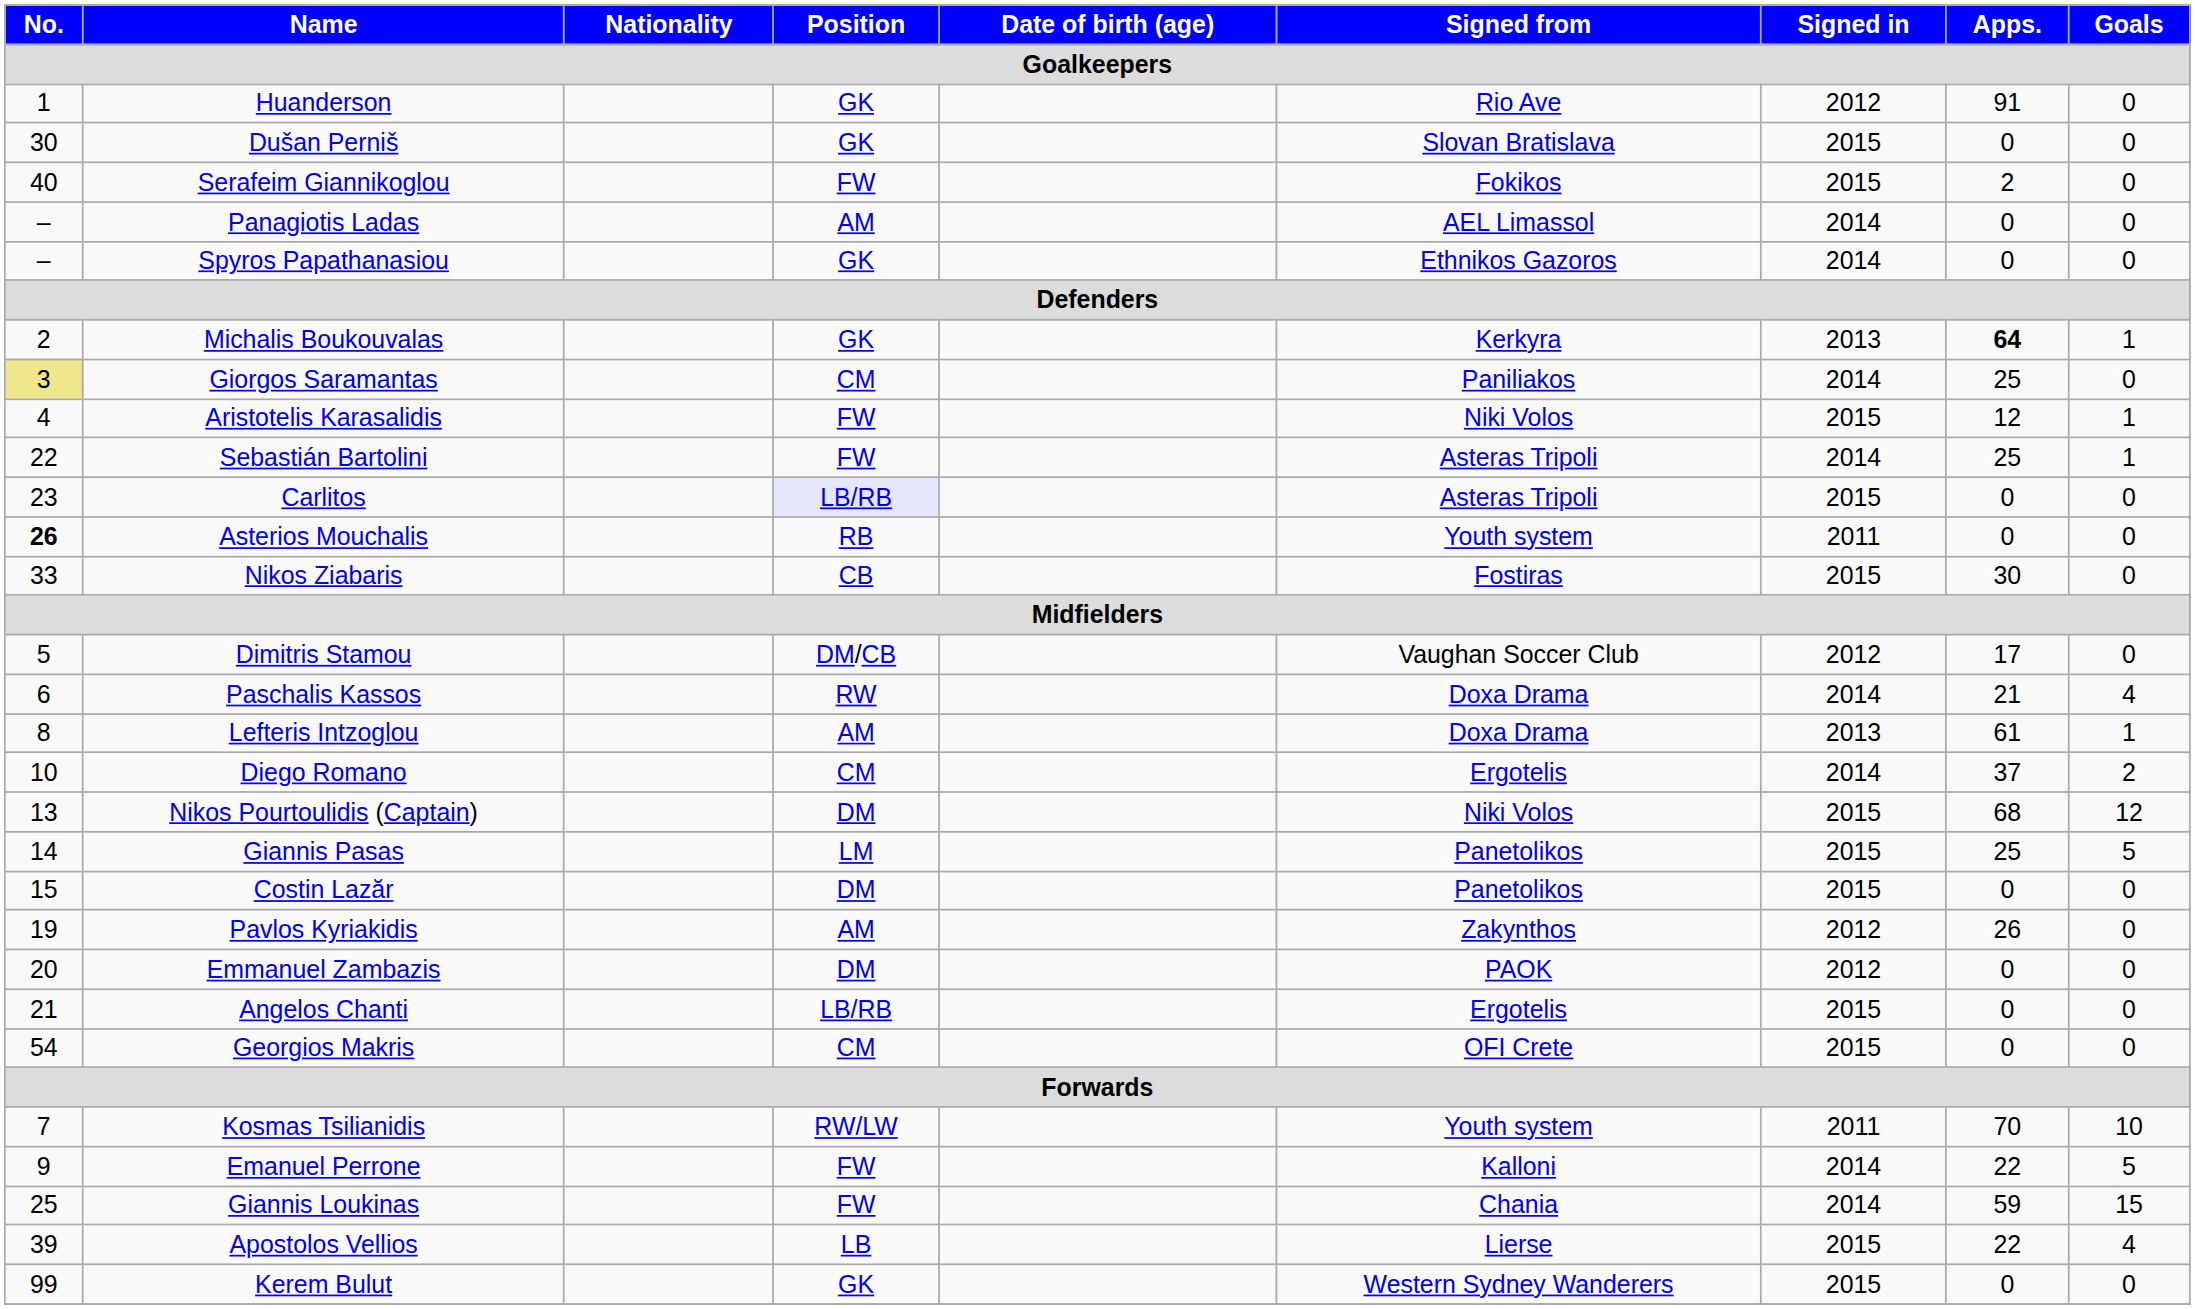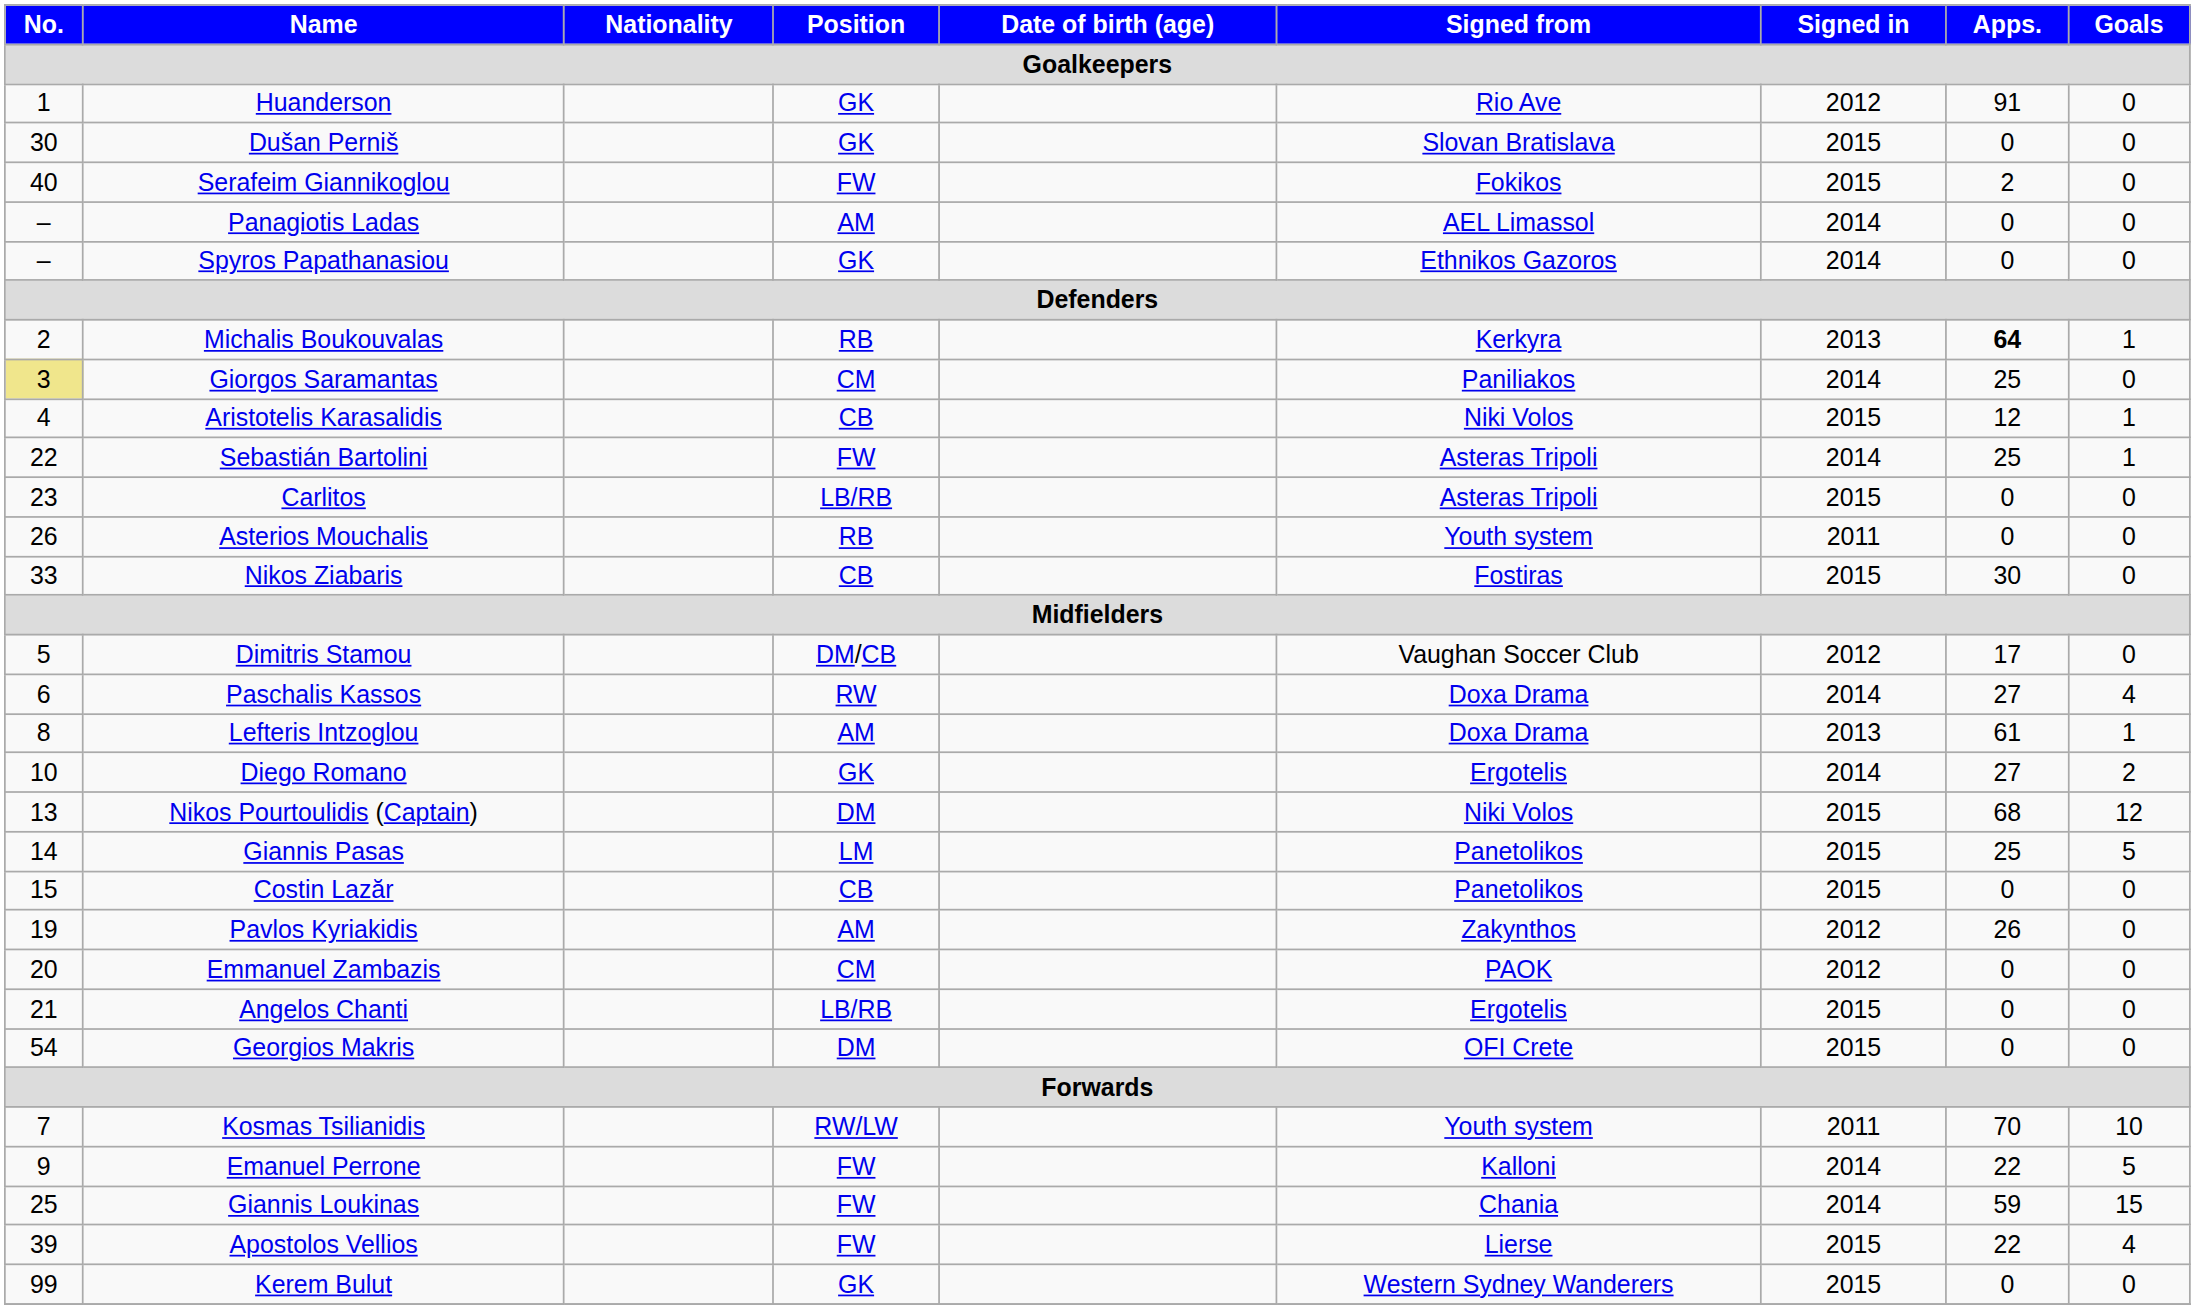(856, 340) GK -> (856, 340) RB
(856, 419) FW -> (856, 419) CB
(856, 497) lavender background -> (856, 497) no background
(44, 537) bold -> (44, 537) normal
(2007, 694) 21 -> (2007, 694) 27
(856, 773) CM -> (856, 773) GK
(2007, 773) 37 -> (2007, 773) 27
(856, 891) DM -> (856, 891) CB
(856, 970) DM -> (856, 970) CM
(856, 1048) CM -> (856, 1048) DM
(856, 1245) LB -> (856, 1245) FW
